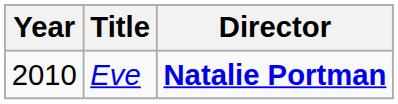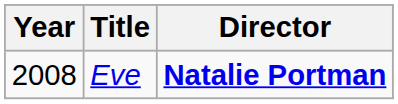(44, 74) 2010 -> (44, 74) 2008
